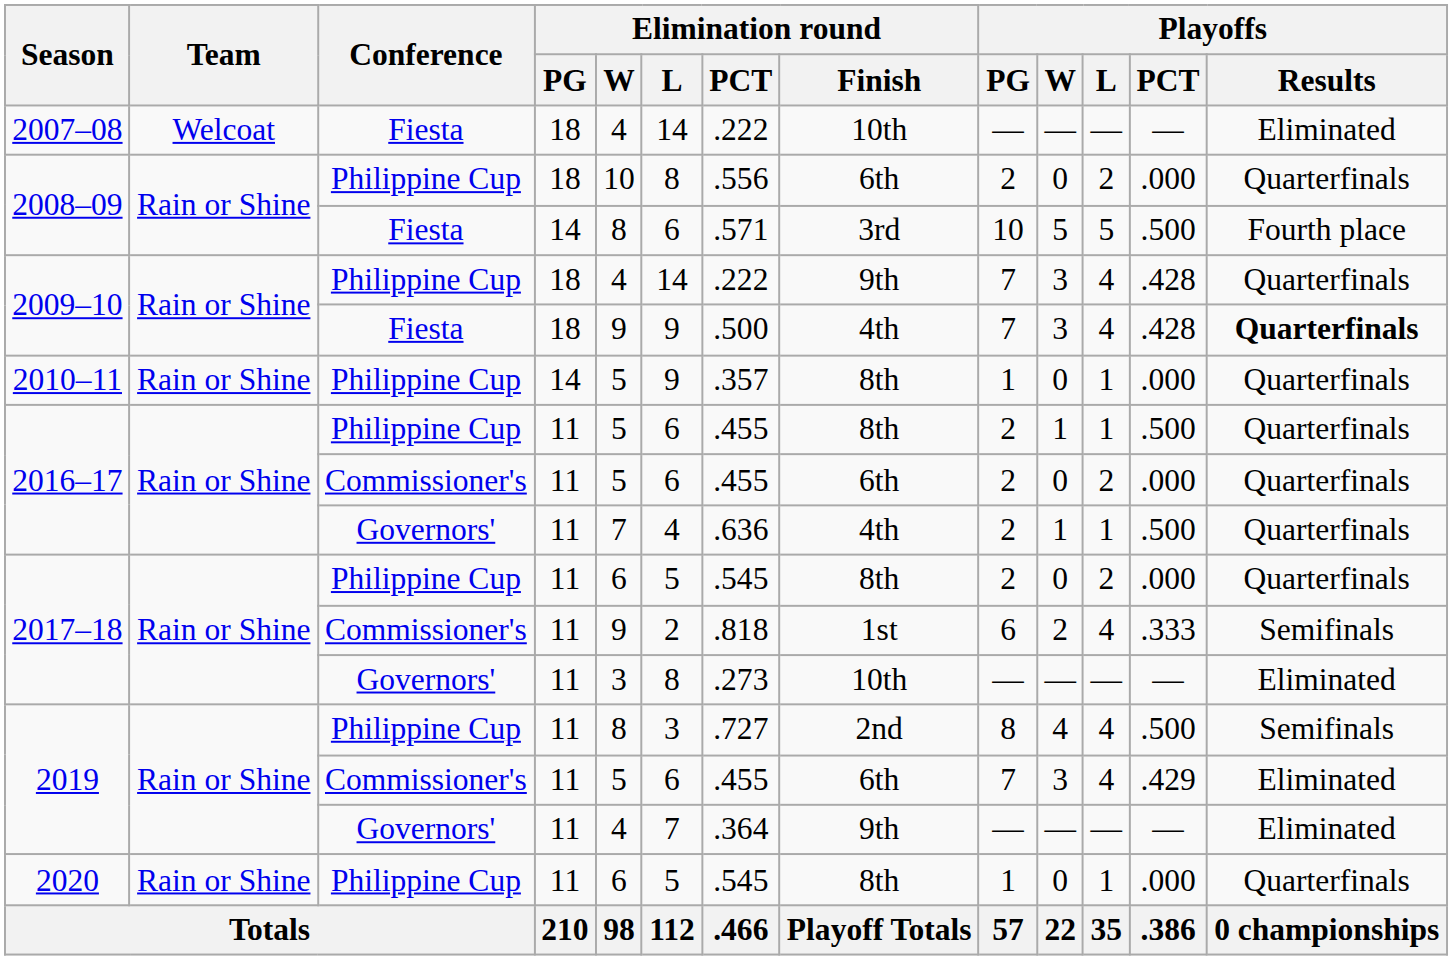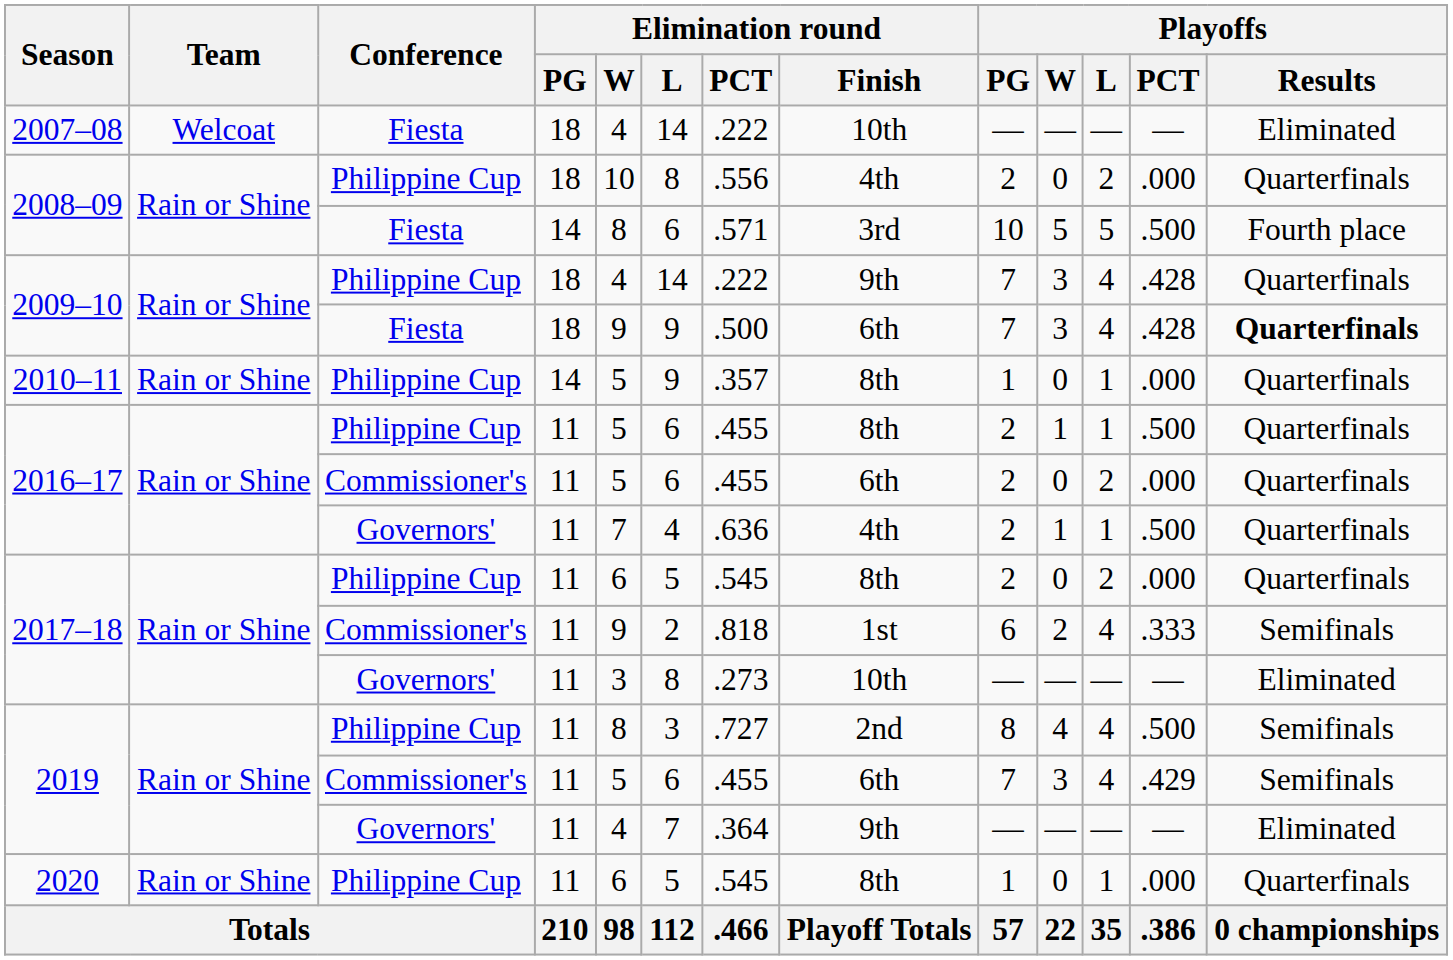(879, 179) 6th -> (879, 179) 4th
(879, 329) 4th -> (879, 329) 6th
(1327, 779) Eliminated -> (1327, 779) Semifinals
